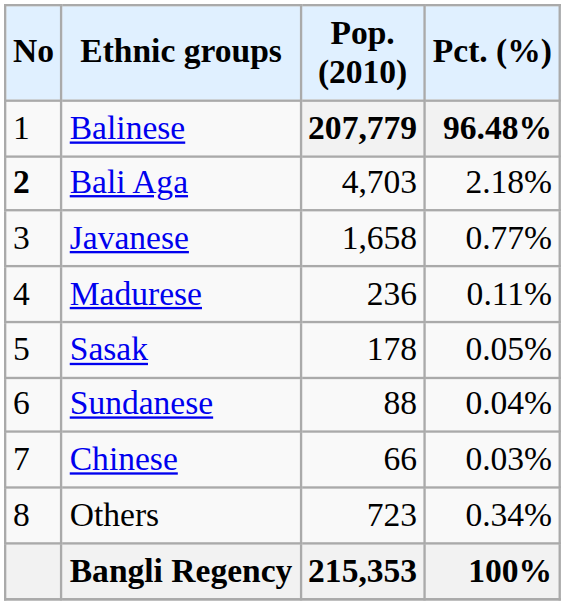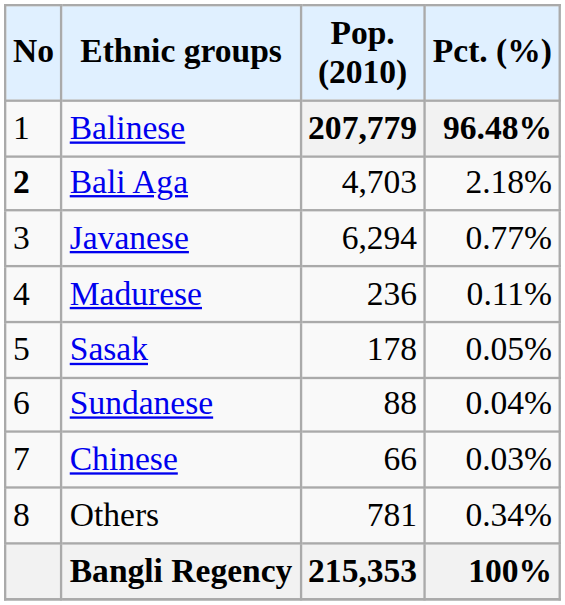(379, 238) 1,658 -> (379, 238) 6,294
(392, 514) 723 -> (392, 514) 781
